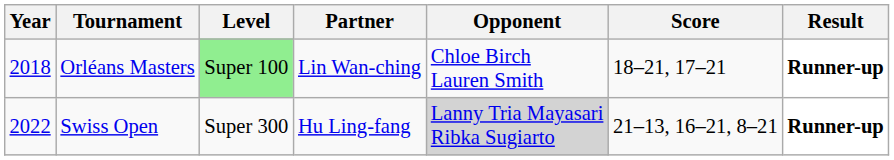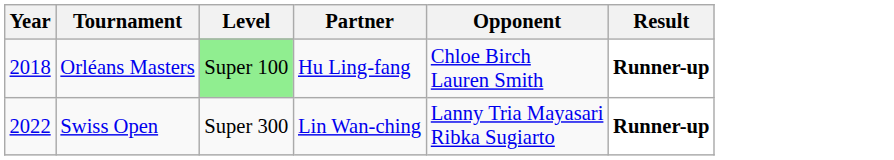- column: (695, 21)
(360, 67) Lin Wan-ching -> (354, 67) Hu Ling-fang
(354, 126) Hu Ling-fang -> (360, 126) Lin Wan-ching
(517, 126) lightgrey background -> (517, 126) no background
